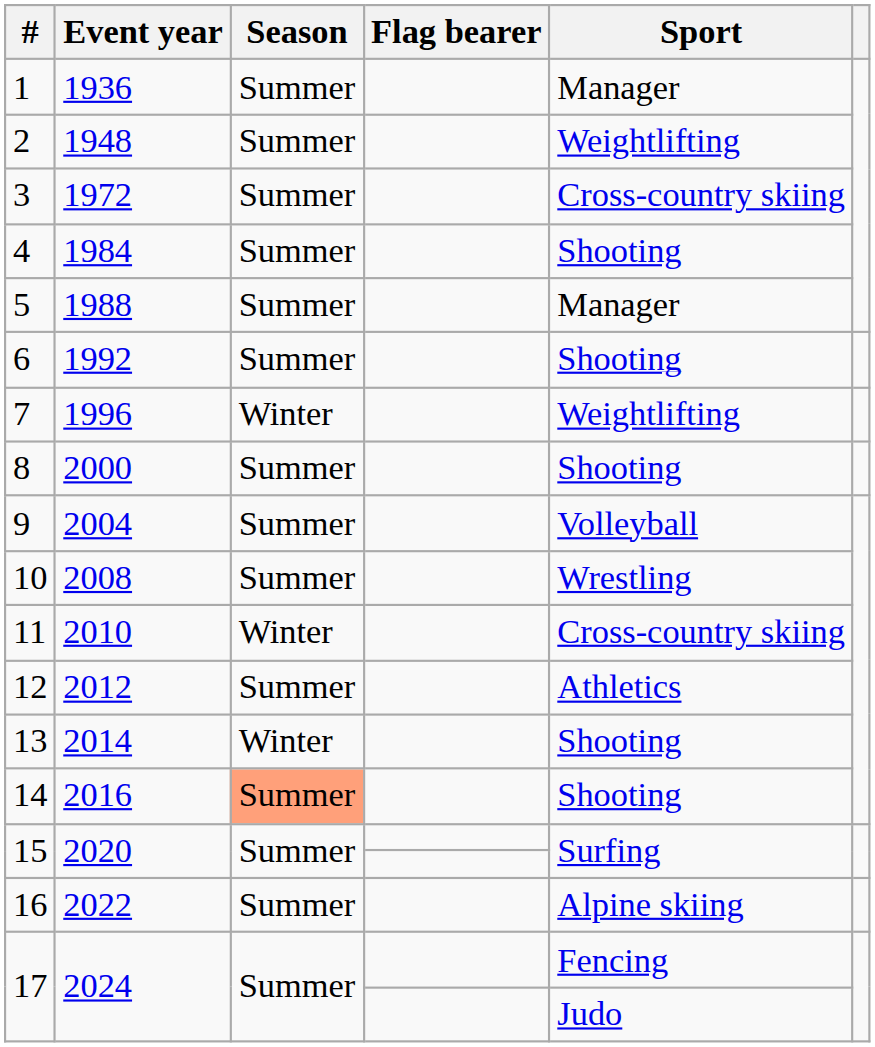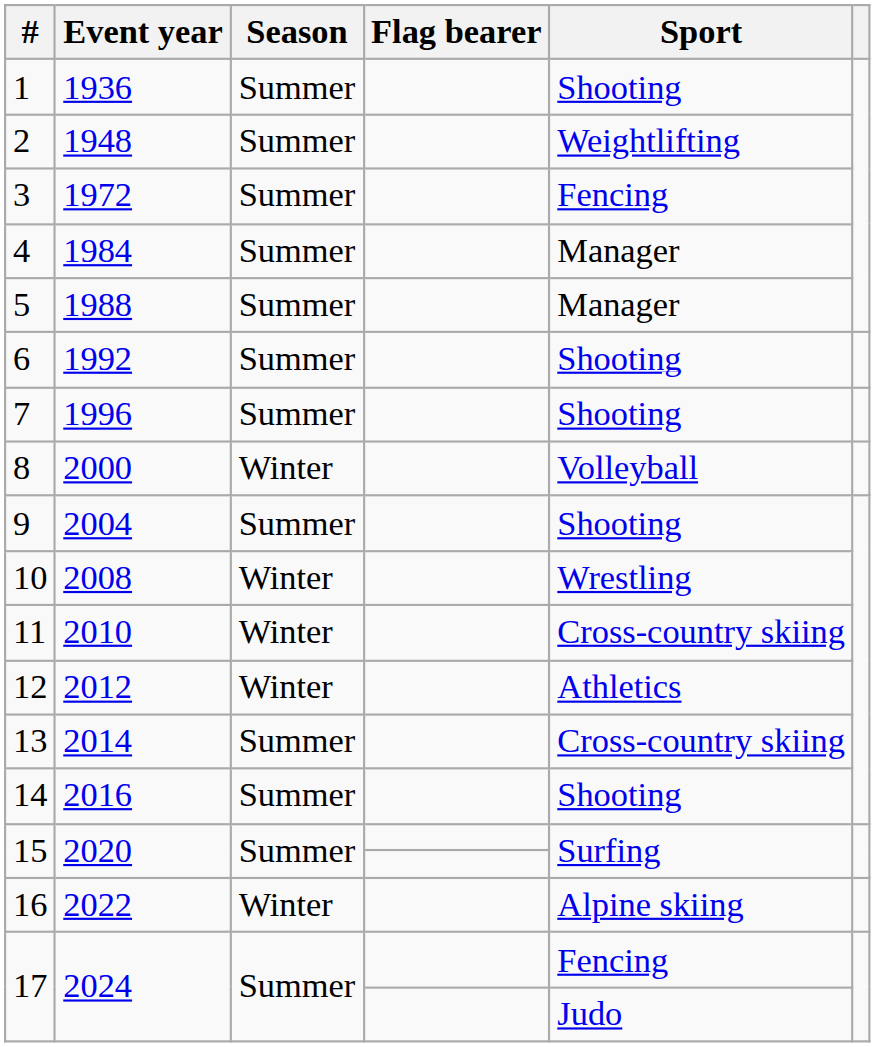(618, 86) Manager -> (619, 86) Shooting
(701, 195) Cross-country skiing -> (613, 195) Fencing
(619, 250) Shooting -> (618, 250) Manager
(286, 413) Winter -> (297, 413) Summer
(649, 413) Weightlifting -> (619, 413) Shooting
(297, 468) Summer -> (286, 468) Winter
(619, 468) Shooting -> (628, 468) Volleyball
(628, 522) Volleyball -> (619, 522) Shooting
(297, 577) Summer -> (286, 577) Winter
(297, 686) Summer -> (286, 686) Winter
(286, 741) Winter -> (297, 741) Summer
(619, 741) Shooting -> (701, 741) Cross-country skiing
(297, 795) lightsalmon background -> (297, 795) no background
(297, 904) Summer -> (286, 904) Winter
